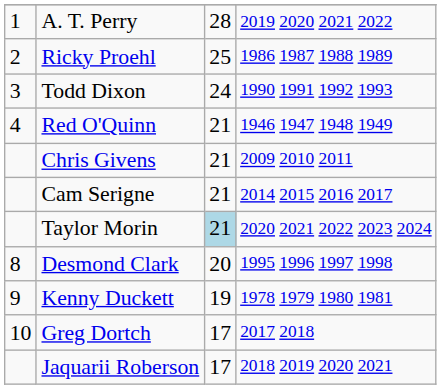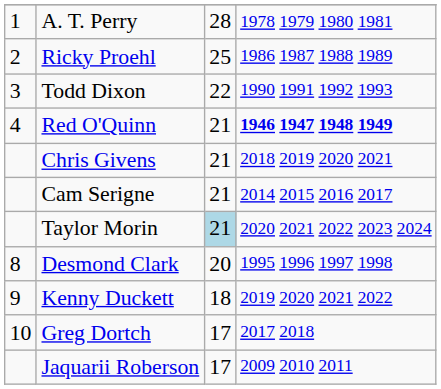(316, 21) 2019 2020 2021 2022 -> (316, 21) 1978 1979 1980 1981
(220, 90) 24 -> (220, 90) 22
(316, 125) normal -> (316, 125) bold
(296, 159) 2009 2010 2011 -> (316, 159) 2018 2019 2020 2021
(220, 297) 19 -> (220, 297) 18
(316, 297) 1978 1979 1980 1981 -> (316, 297) 2019 2020 2021 2022
(316, 366) 2018 2019 2020 2021 -> (296, 366) 2009 2010 2011
